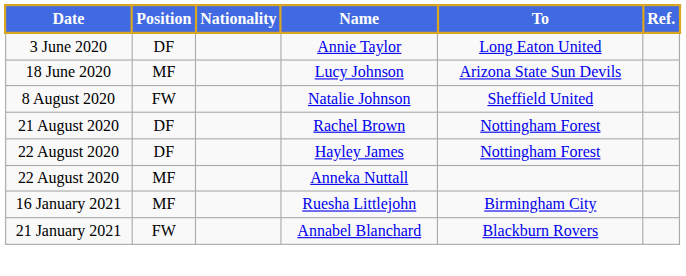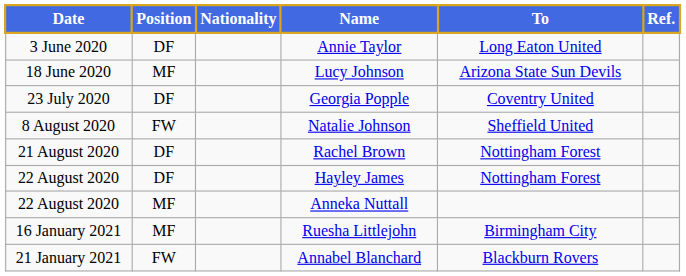+ row: (359, 99)
